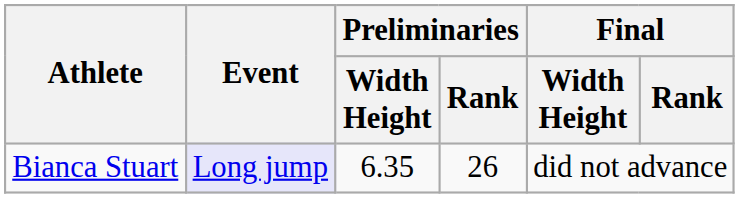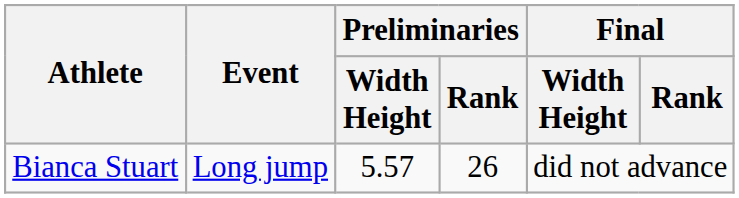(260, 167) lavender background -> (260, 167) no background
(387, 167) 6.35 -> (387, 167) 5.57
